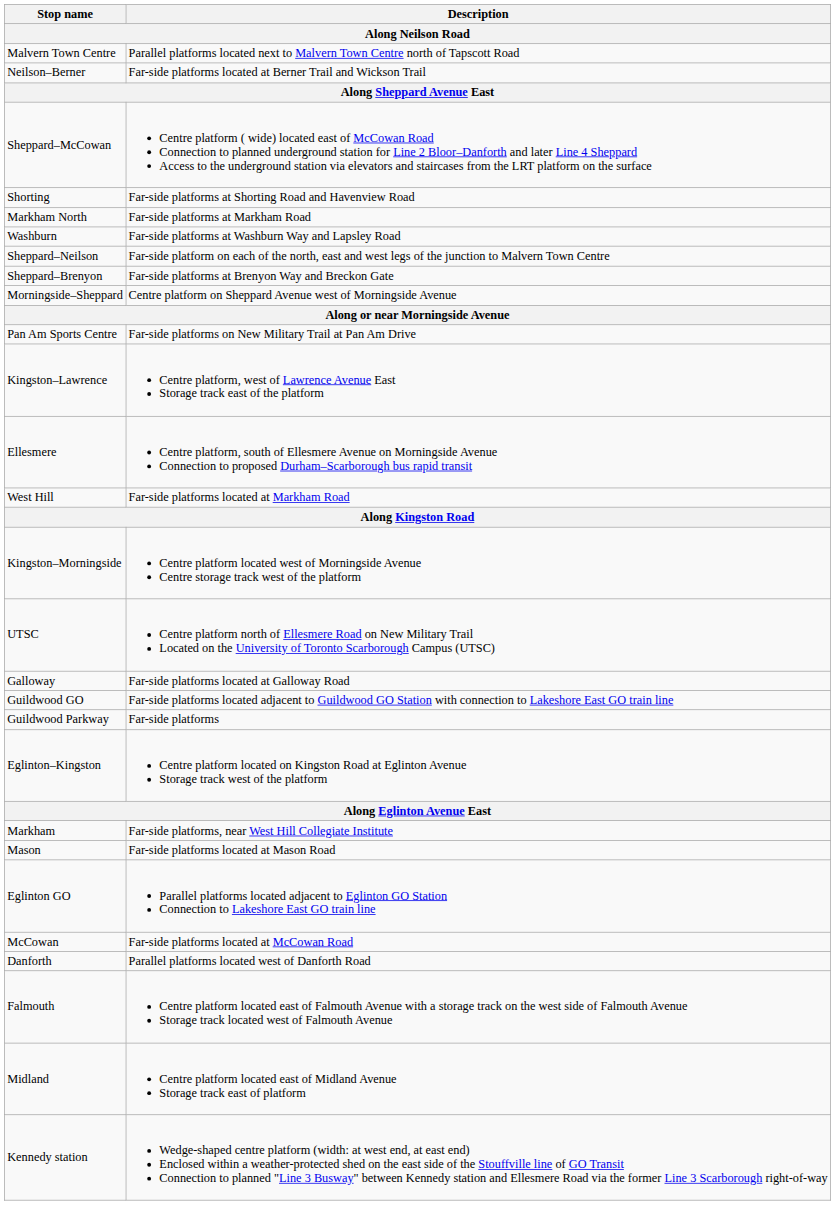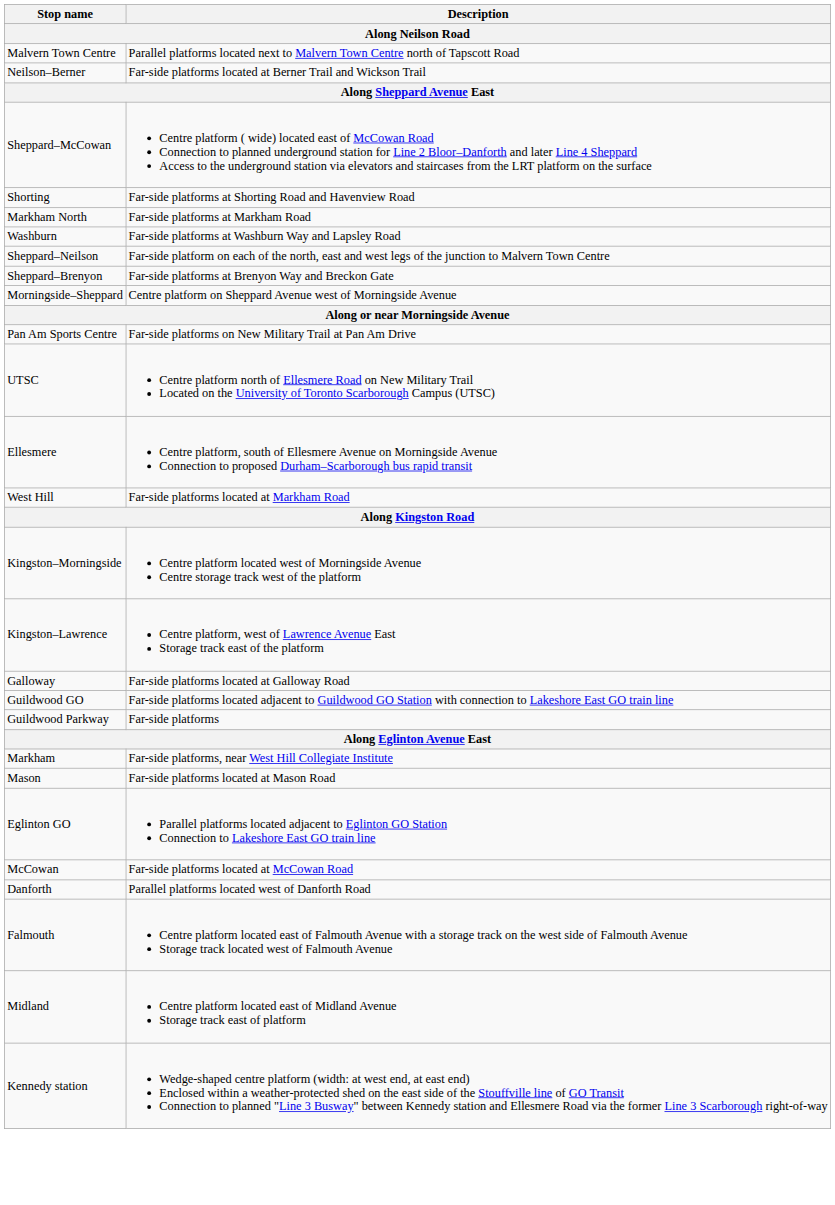rows swapped: (23, 634) <-> (57, 380)
- row: (54, 765)
